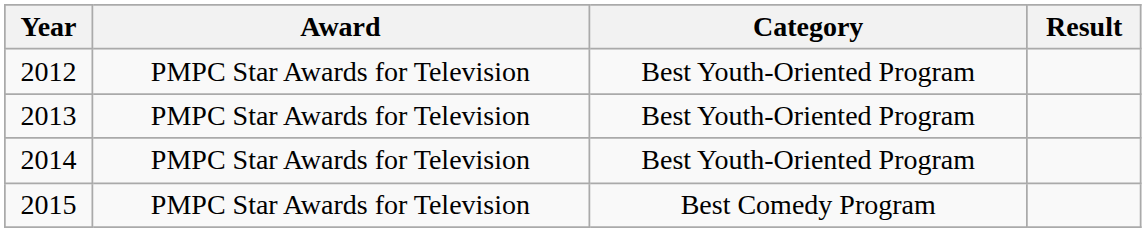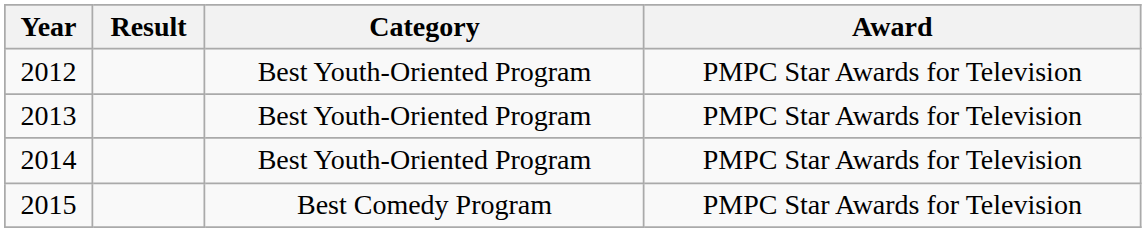columns swapped: (340, 26) <-> (1084, 26)
